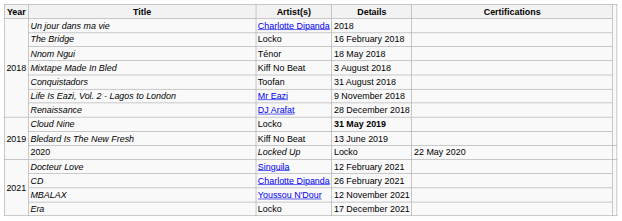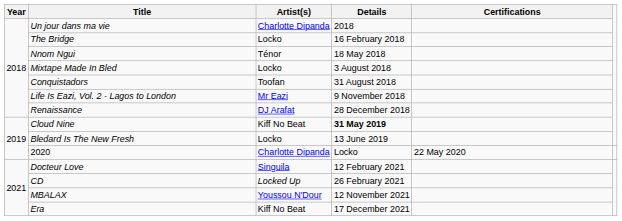(282, 68) Kiff No Beat -> (270, 68) Locko
(270, 125) Locko -> (282, 125) Kiff No Beat
(282, 139) Kiff No Beat -> (270, 139) Locko
(279, 153) Locked Up -> (294, 153) Charlotte Dipanda
(294, 181) Charlotte Dipanda -> (279, 181) Locked Up
(270, 209) Locko -> (282, 209) Kiff No Beat
